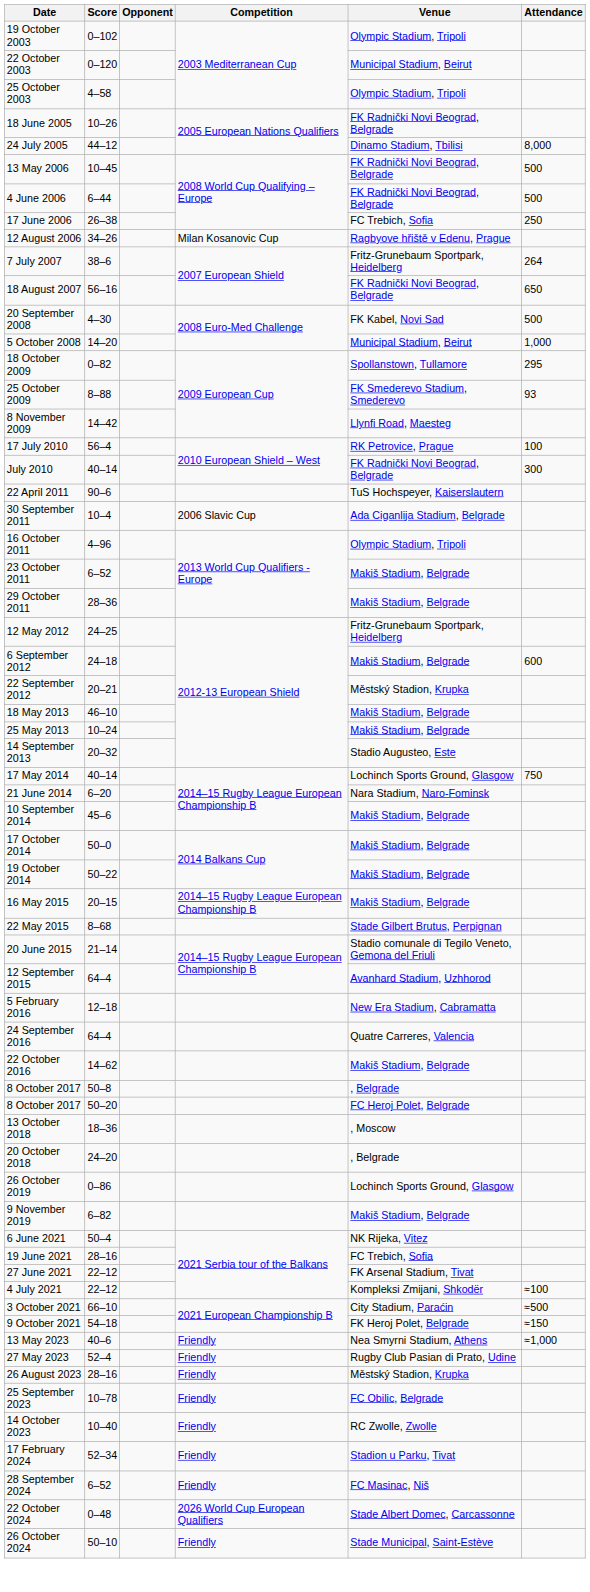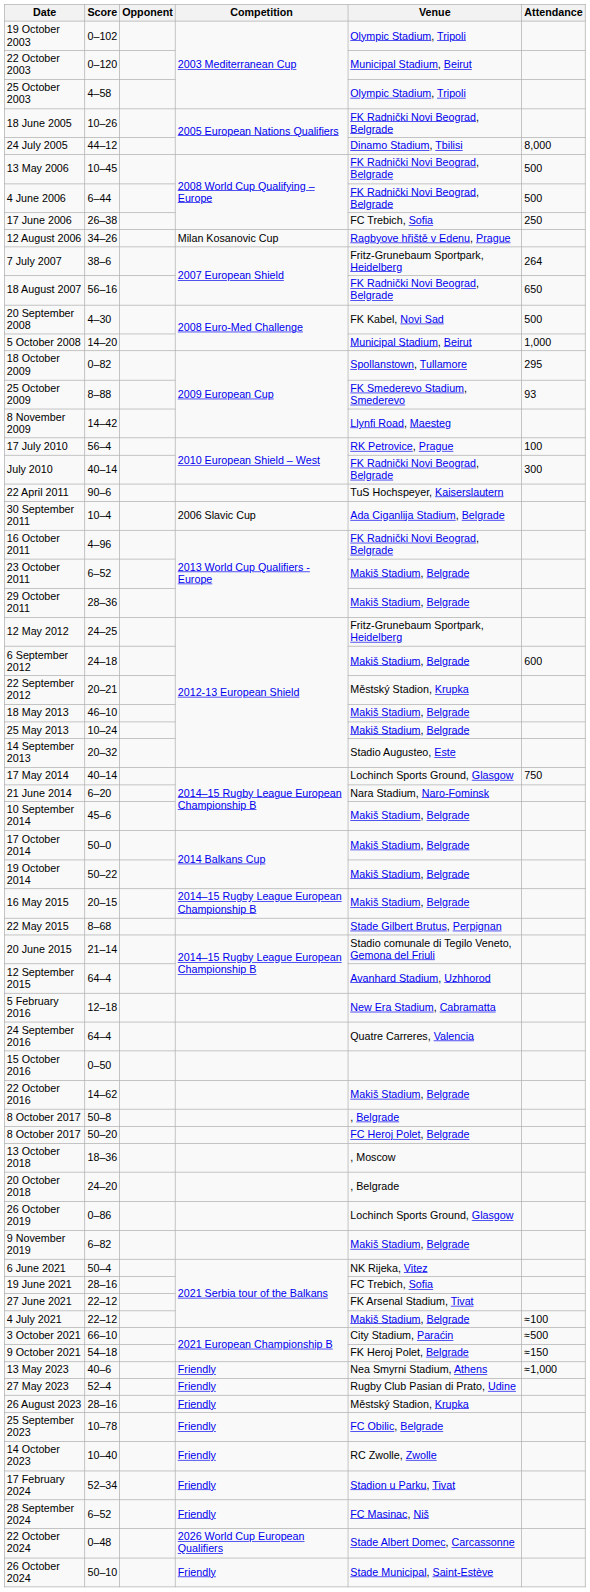(408, 544) Olympic Stadium, Tripoli -> (415, 544) FK Radnički Novi Beograd, Belgrade
+ row: (33, 1065)
(417, 1290) Kompleksi Zmijani, Shkodër -> (410, 1319) Makiš Stadium, Belgrade
